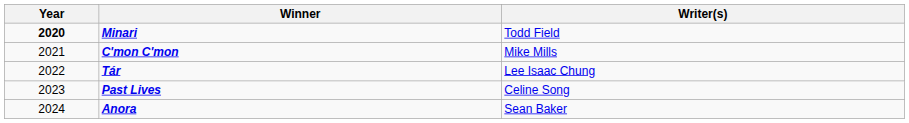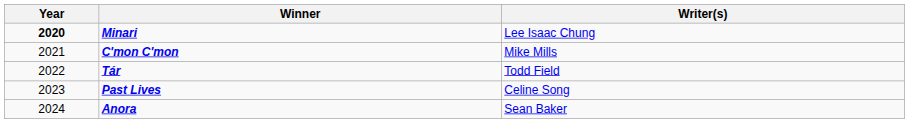(532, 33) Todd Field -> (550, 33) Lee Isaac Chung
(550, 71) Lee Isaac Chung -> (532, 71) Todd Field
